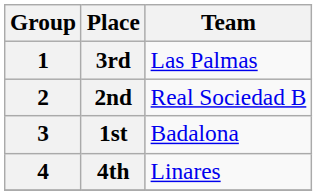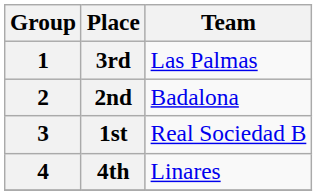(228, 97) Real Sociedad B -> (195, 97) Badalona
(195, 134) Badalona -> (228, 134) Real Sociedad B
